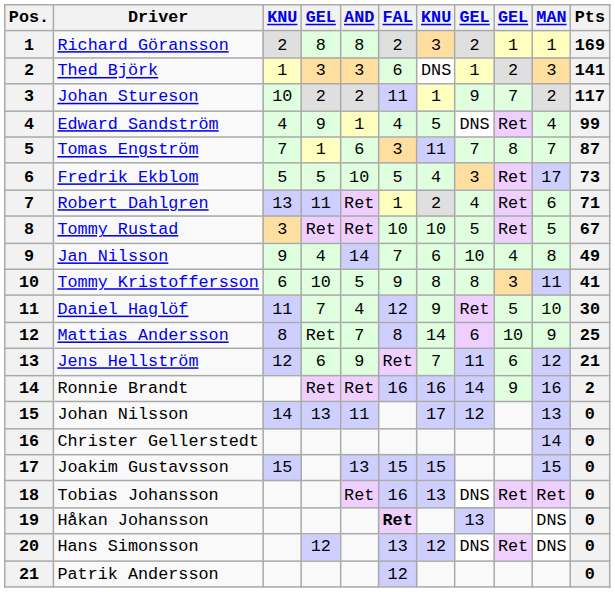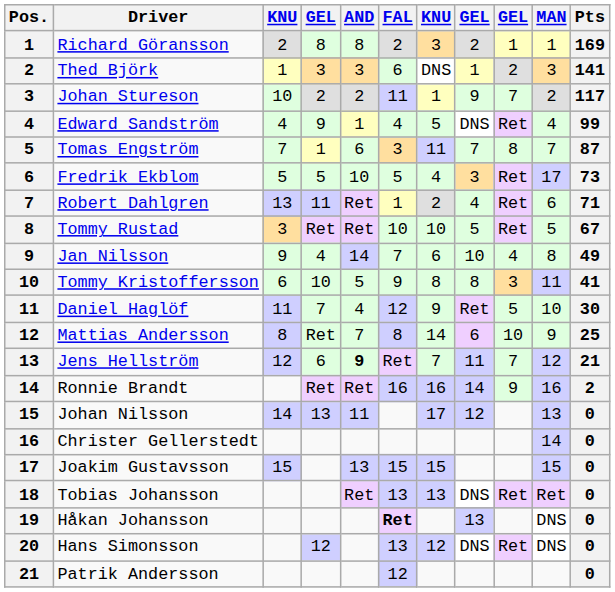(359, 362) normal -> (359, 362) bold
(513, 362) 6 -> (513, 362) 7
(398, 494) 16 -> (398, 494) 13
